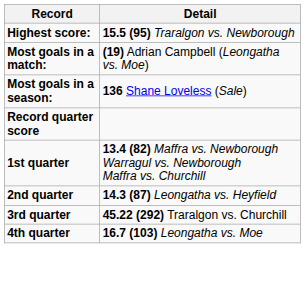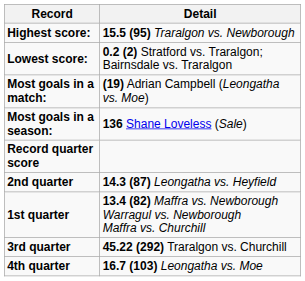+ row: (47, 58)
rows swapped: (38, 163) <-> (40, 195)
